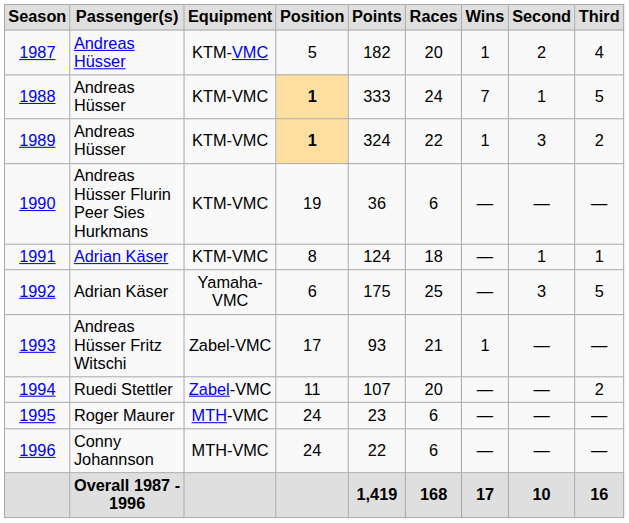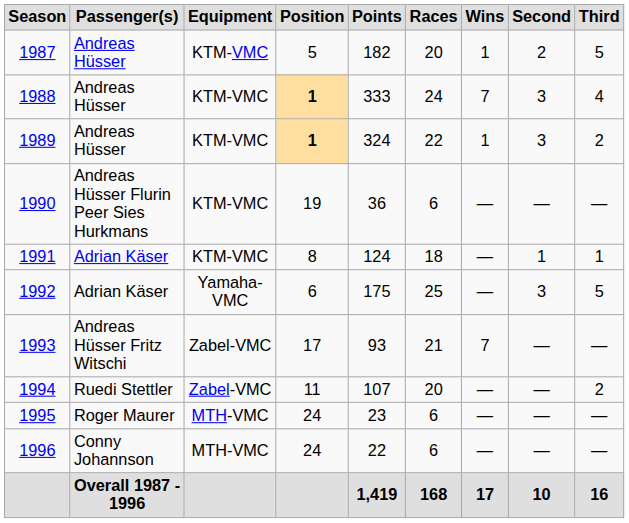(599, 52) 4 -> (599, 52) 5
(542, 96) 1 -> (542, 96) 3
(599, 96) 5 -> (599, 96) 4
(485, 345) 1 -> (485, 345) 7
